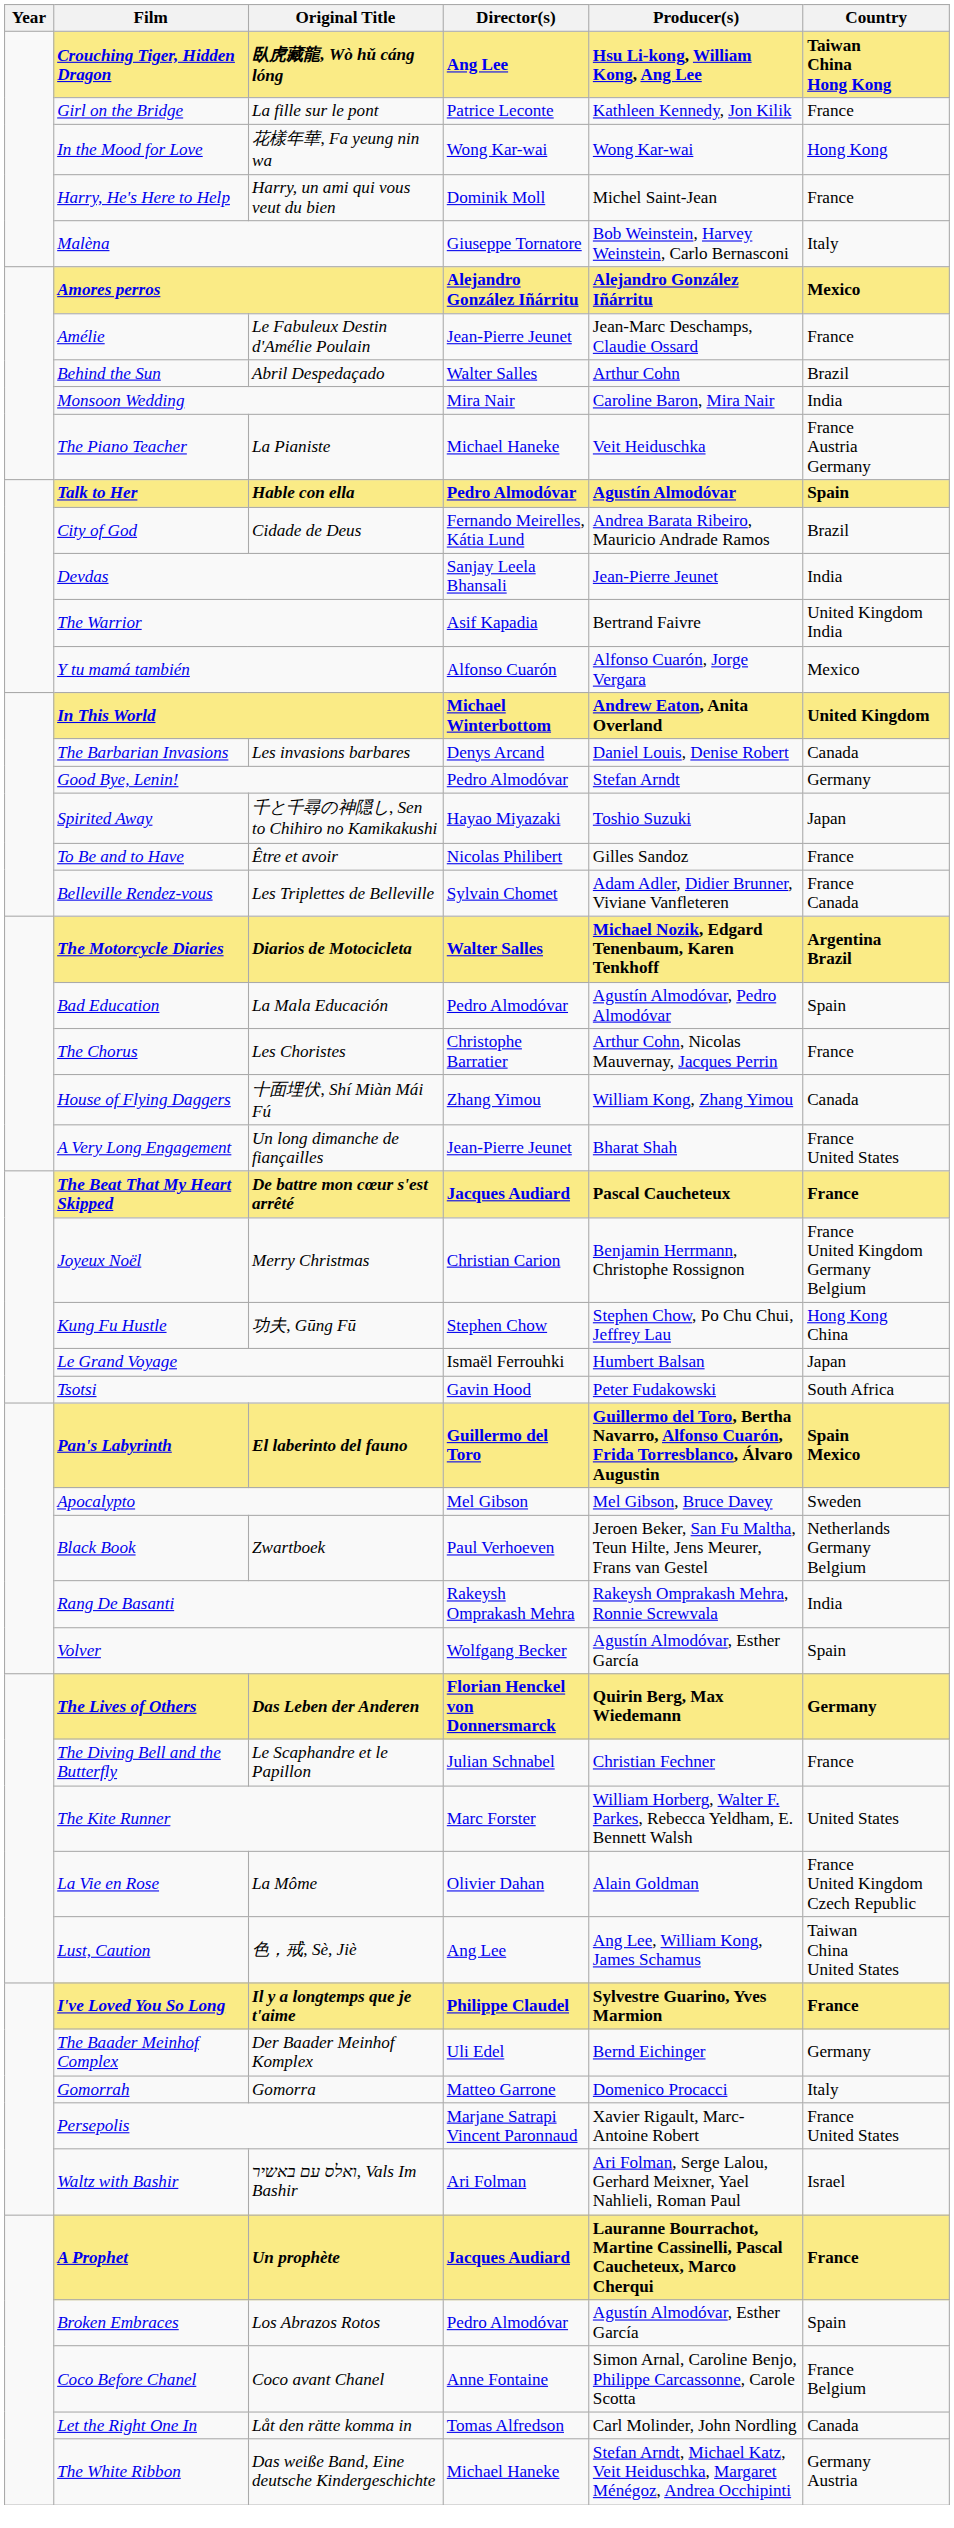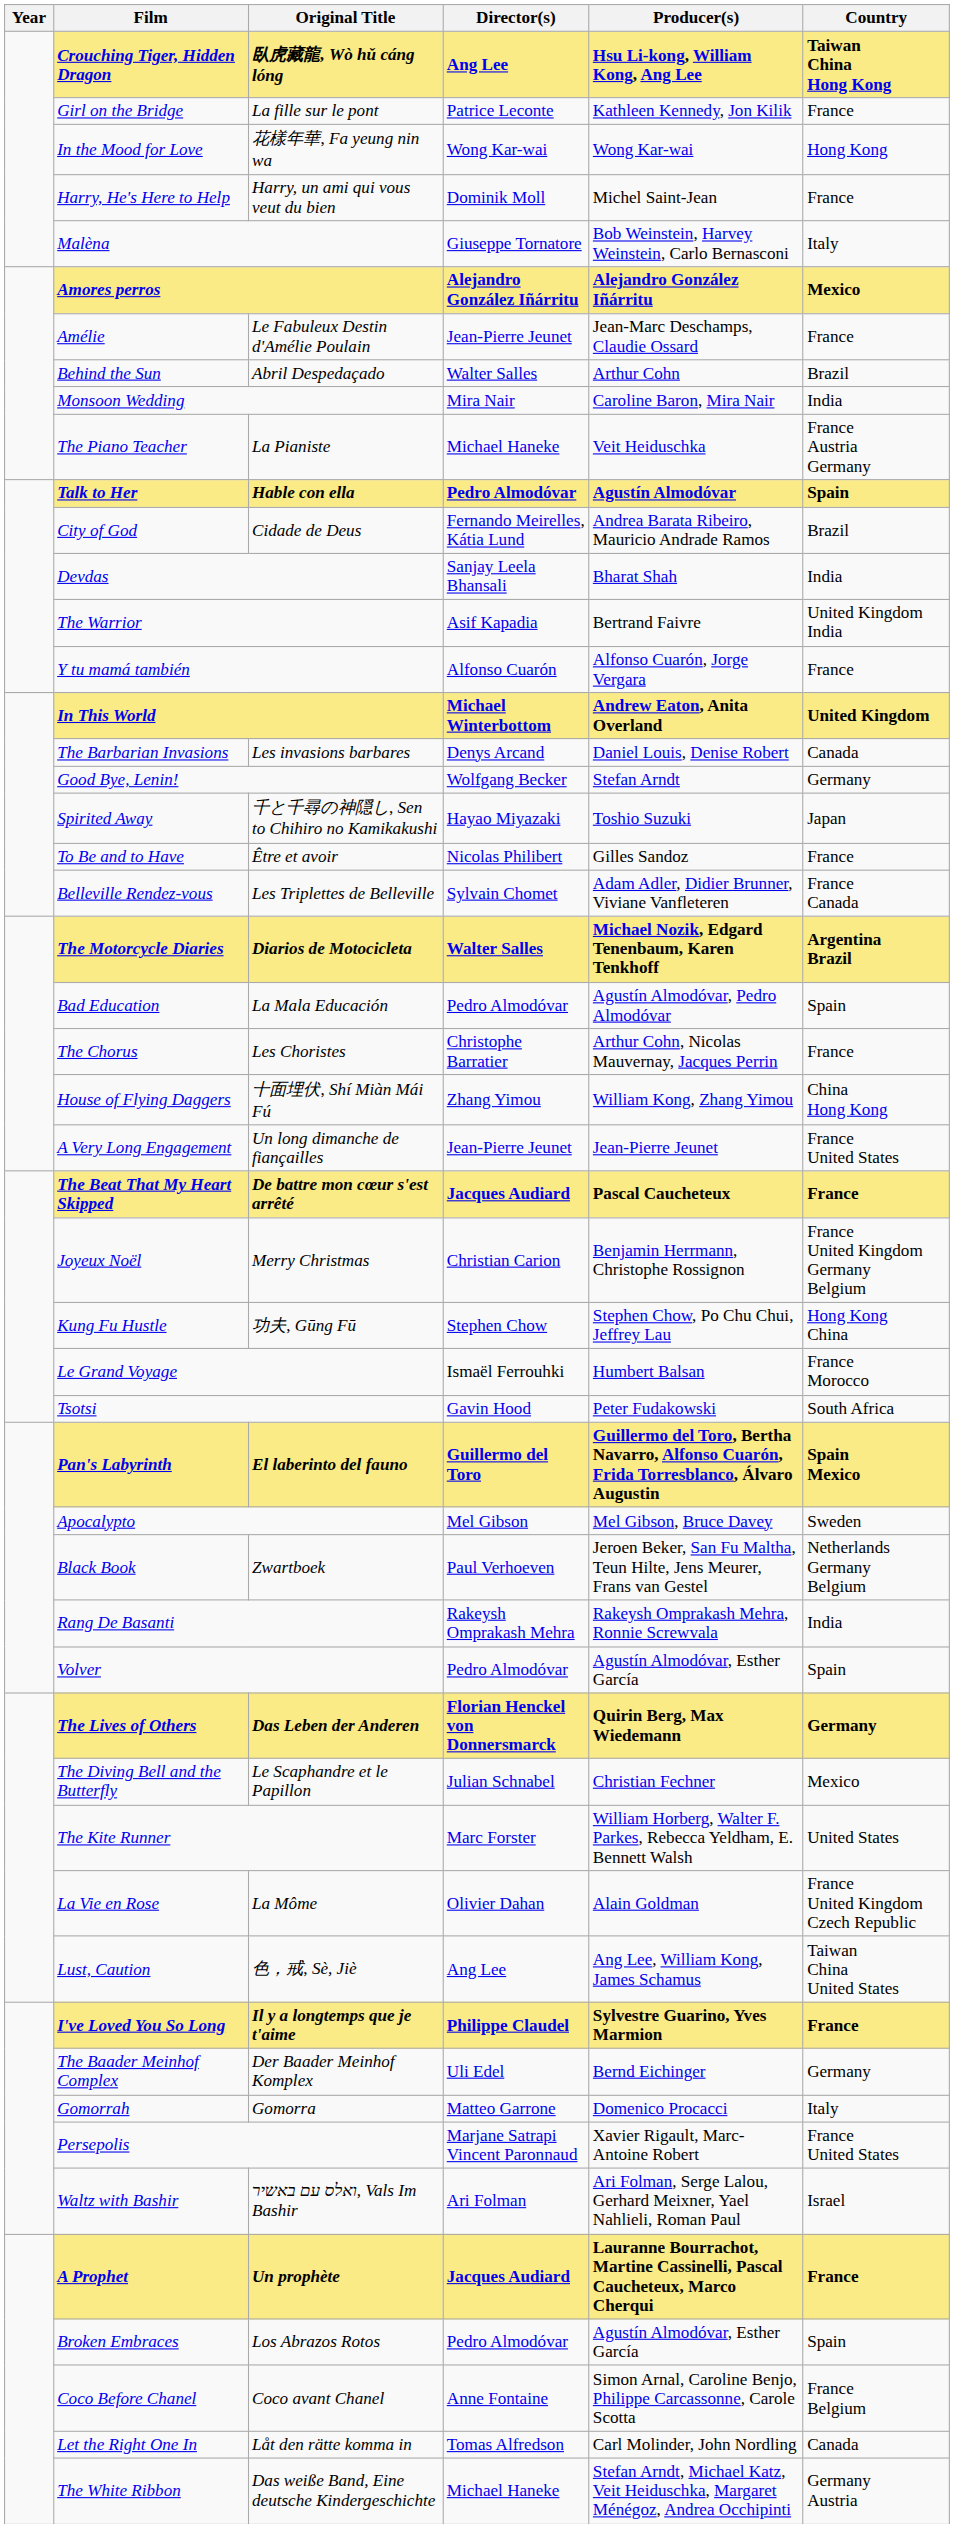(655, 576) Jean-Pierre Jeunet -> (635, 576) Bharat Shah
(833, 669) Mexico -> (830, 669) France
(507, 779) Pedro Almodóvar -> (507, 779) Wolfgang Becker
(833, 1099) Canada -> (847, 1099) China Hong Kong
(635, 1147) Bharat Shah -> (655, 1147) Jean-Pierre Jeunet
(827, 1362) Japan -> (838, 1371) France Morocco
(507, 1650) Wolfgang Becker -> (507, 1669) Pedro Almodóvar
(830, 1762) France -> (833, 1781) Mexico
